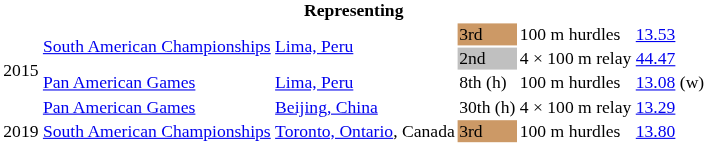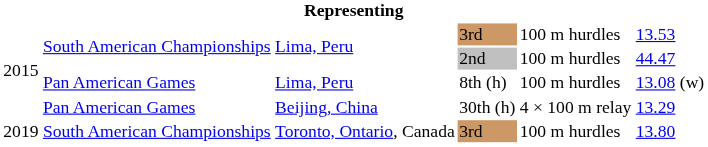(576, 58) 4 × 100 m relay -> (570, 58) 100 m hurdles
